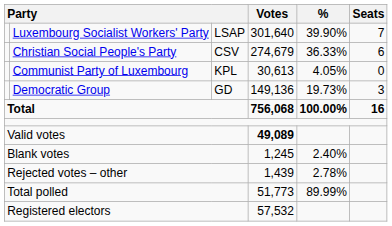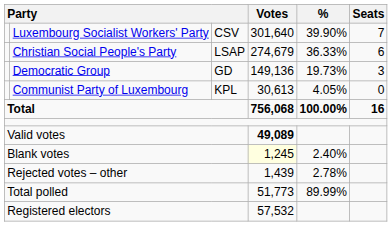(230, 33) LSAP -> (227, 33) CSV
(227, 52) CSV -> (230, 52) LSAP
rows swapped: (61, 90) <-> (100, 71)
(279, 154) no background -> (279, 154) lightyellow background
